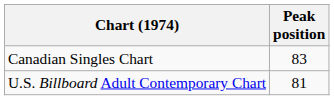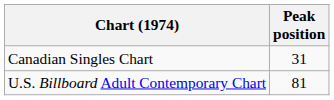(299, 58) 83 -> (299, 58) 31
